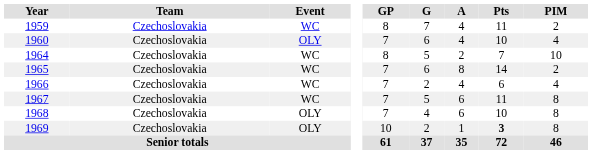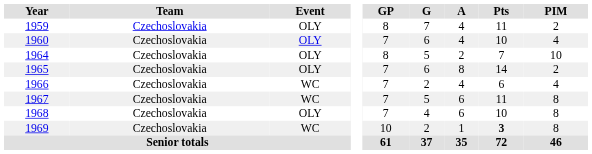(310, 26) WC -> (310, 26) OLY
(310, 55) WC -> (310, 55) OLY
(310, 69) WC -> (310, 69) OLY
(310, 128) OLY -> (310, 128) WC
